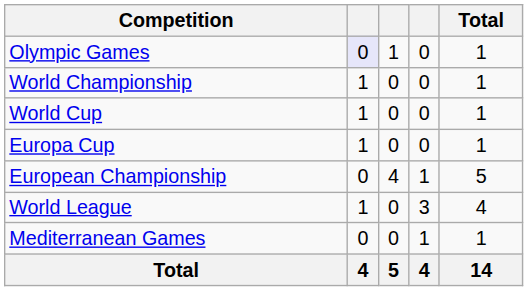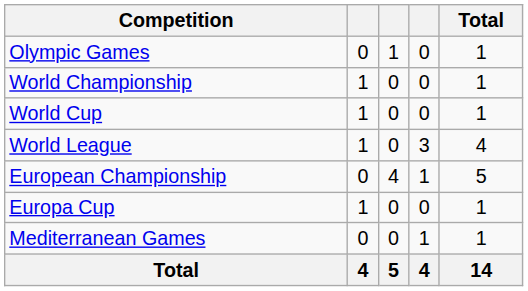(363, 52) lavender background -> (363, 52) no background
rows swapped: (71, 208) <-> (62, 145)
